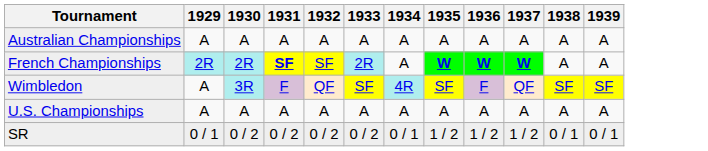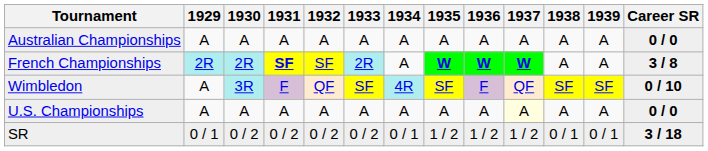+ column: (663, 16)
(524, 110) no background -> (524, 110) lightyellow background
